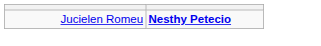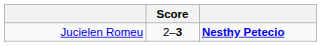+ column: (172, 14)
